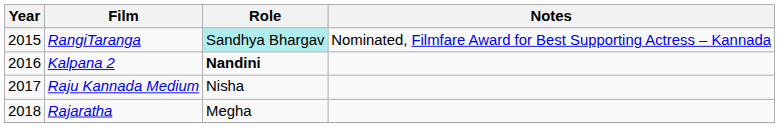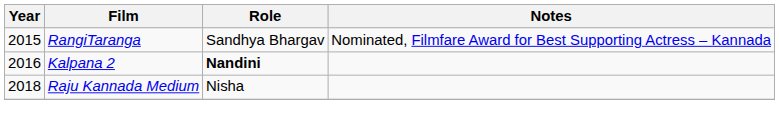(265, 39) paleturquoise background -> (265, 39) no background
(24, 87) 2017 -> (24, 87) 2018
- row: (80, 110)
